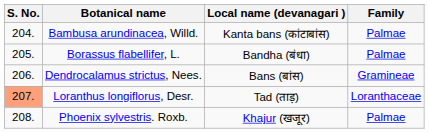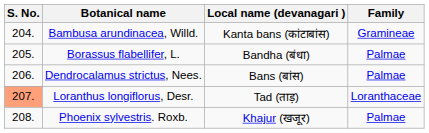(386, 33) Palmae -> (386, 33) Gramineae
(386, 75) Gramineae -> (386, 75) Palmae
